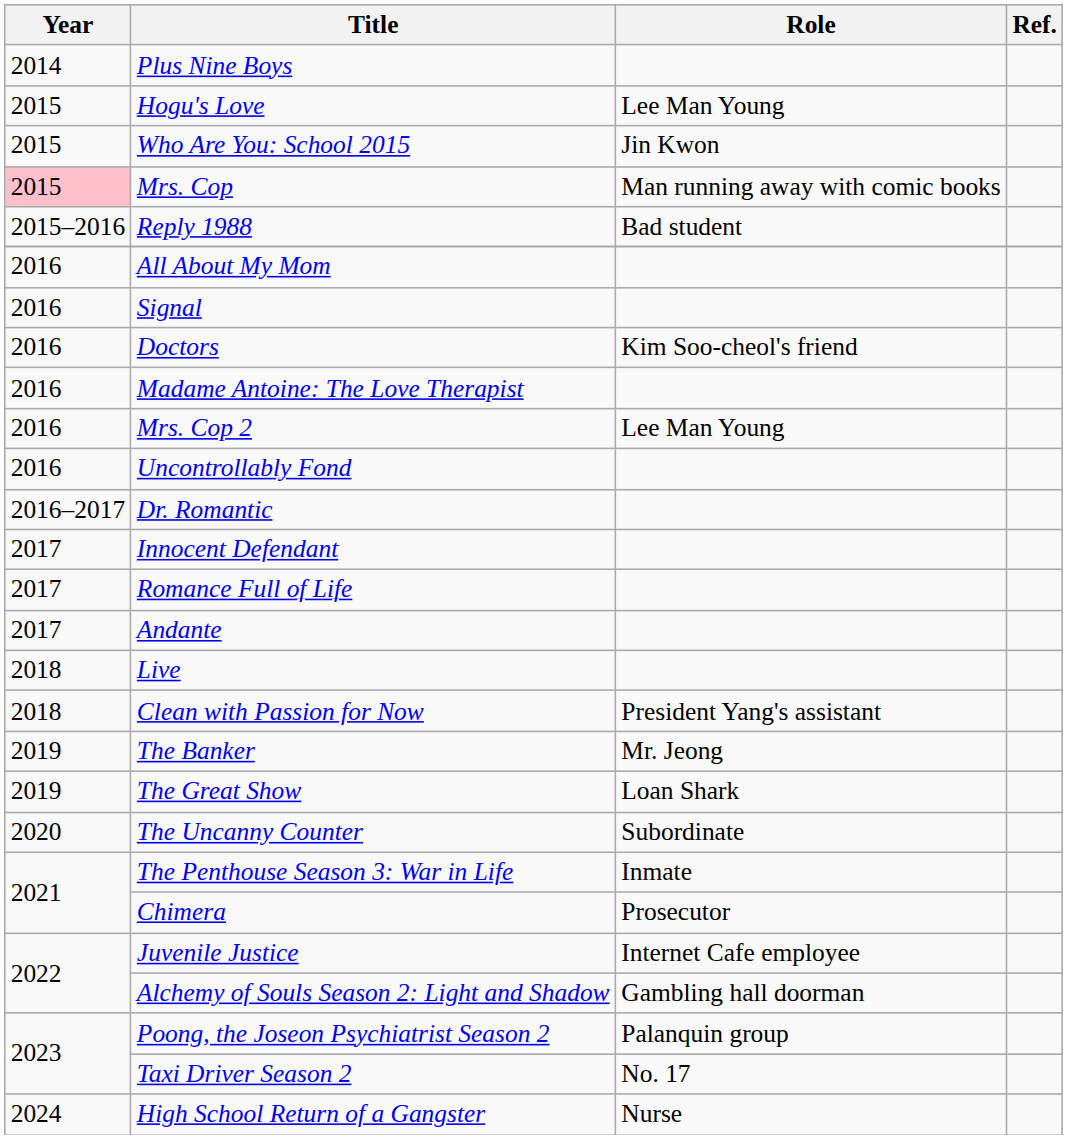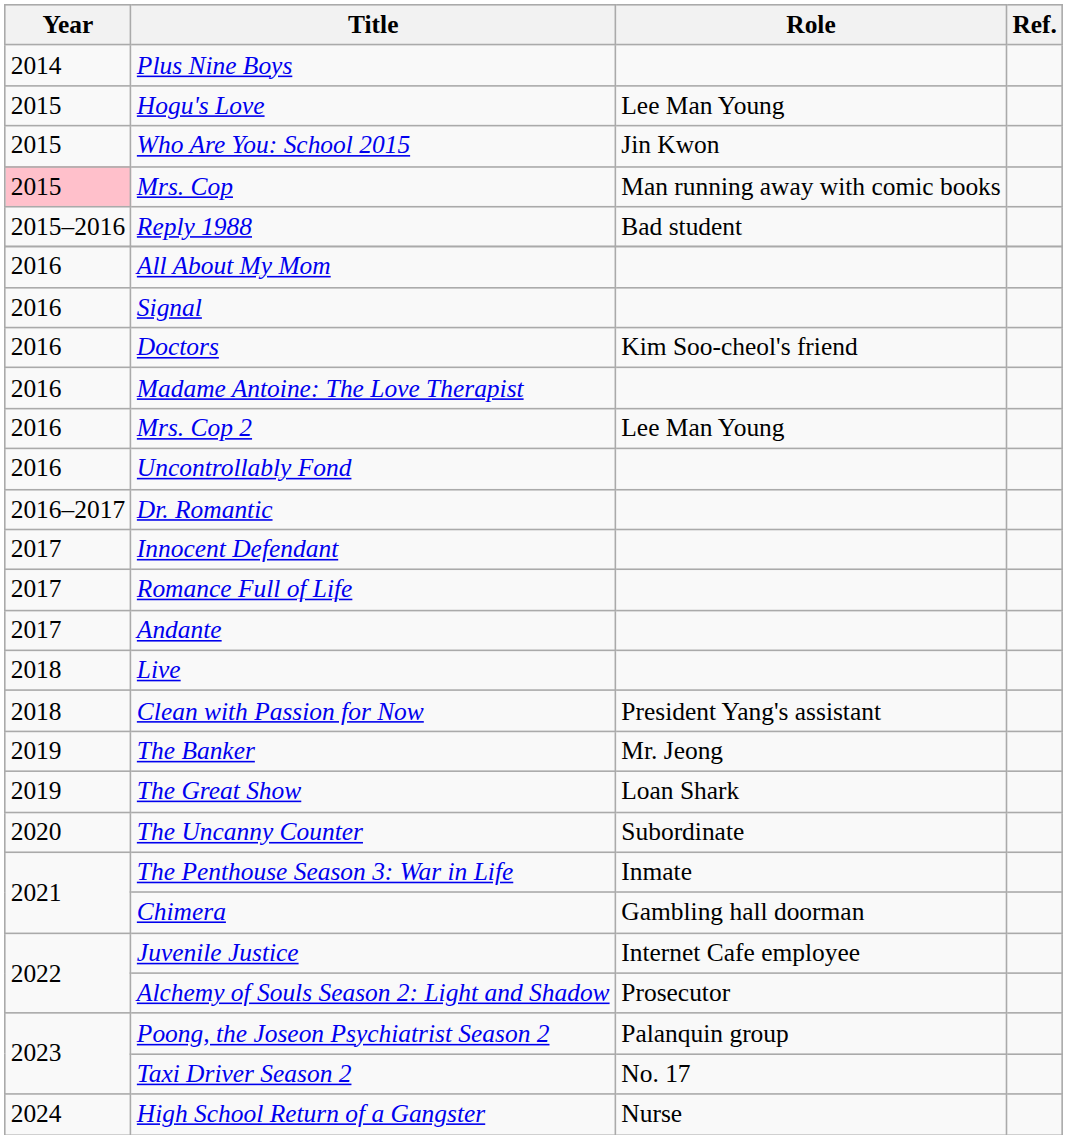(676, 912) Prosecutor -> (743, 912) Gambling hall doorman
(743, 992) Gambling hall doorman -> (676, 992) Prosecutor
